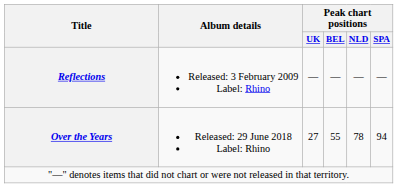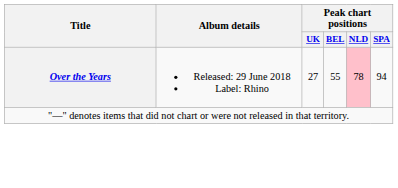- row: (82, 77)
(359, 137) no background -> (359, 77) pink background
